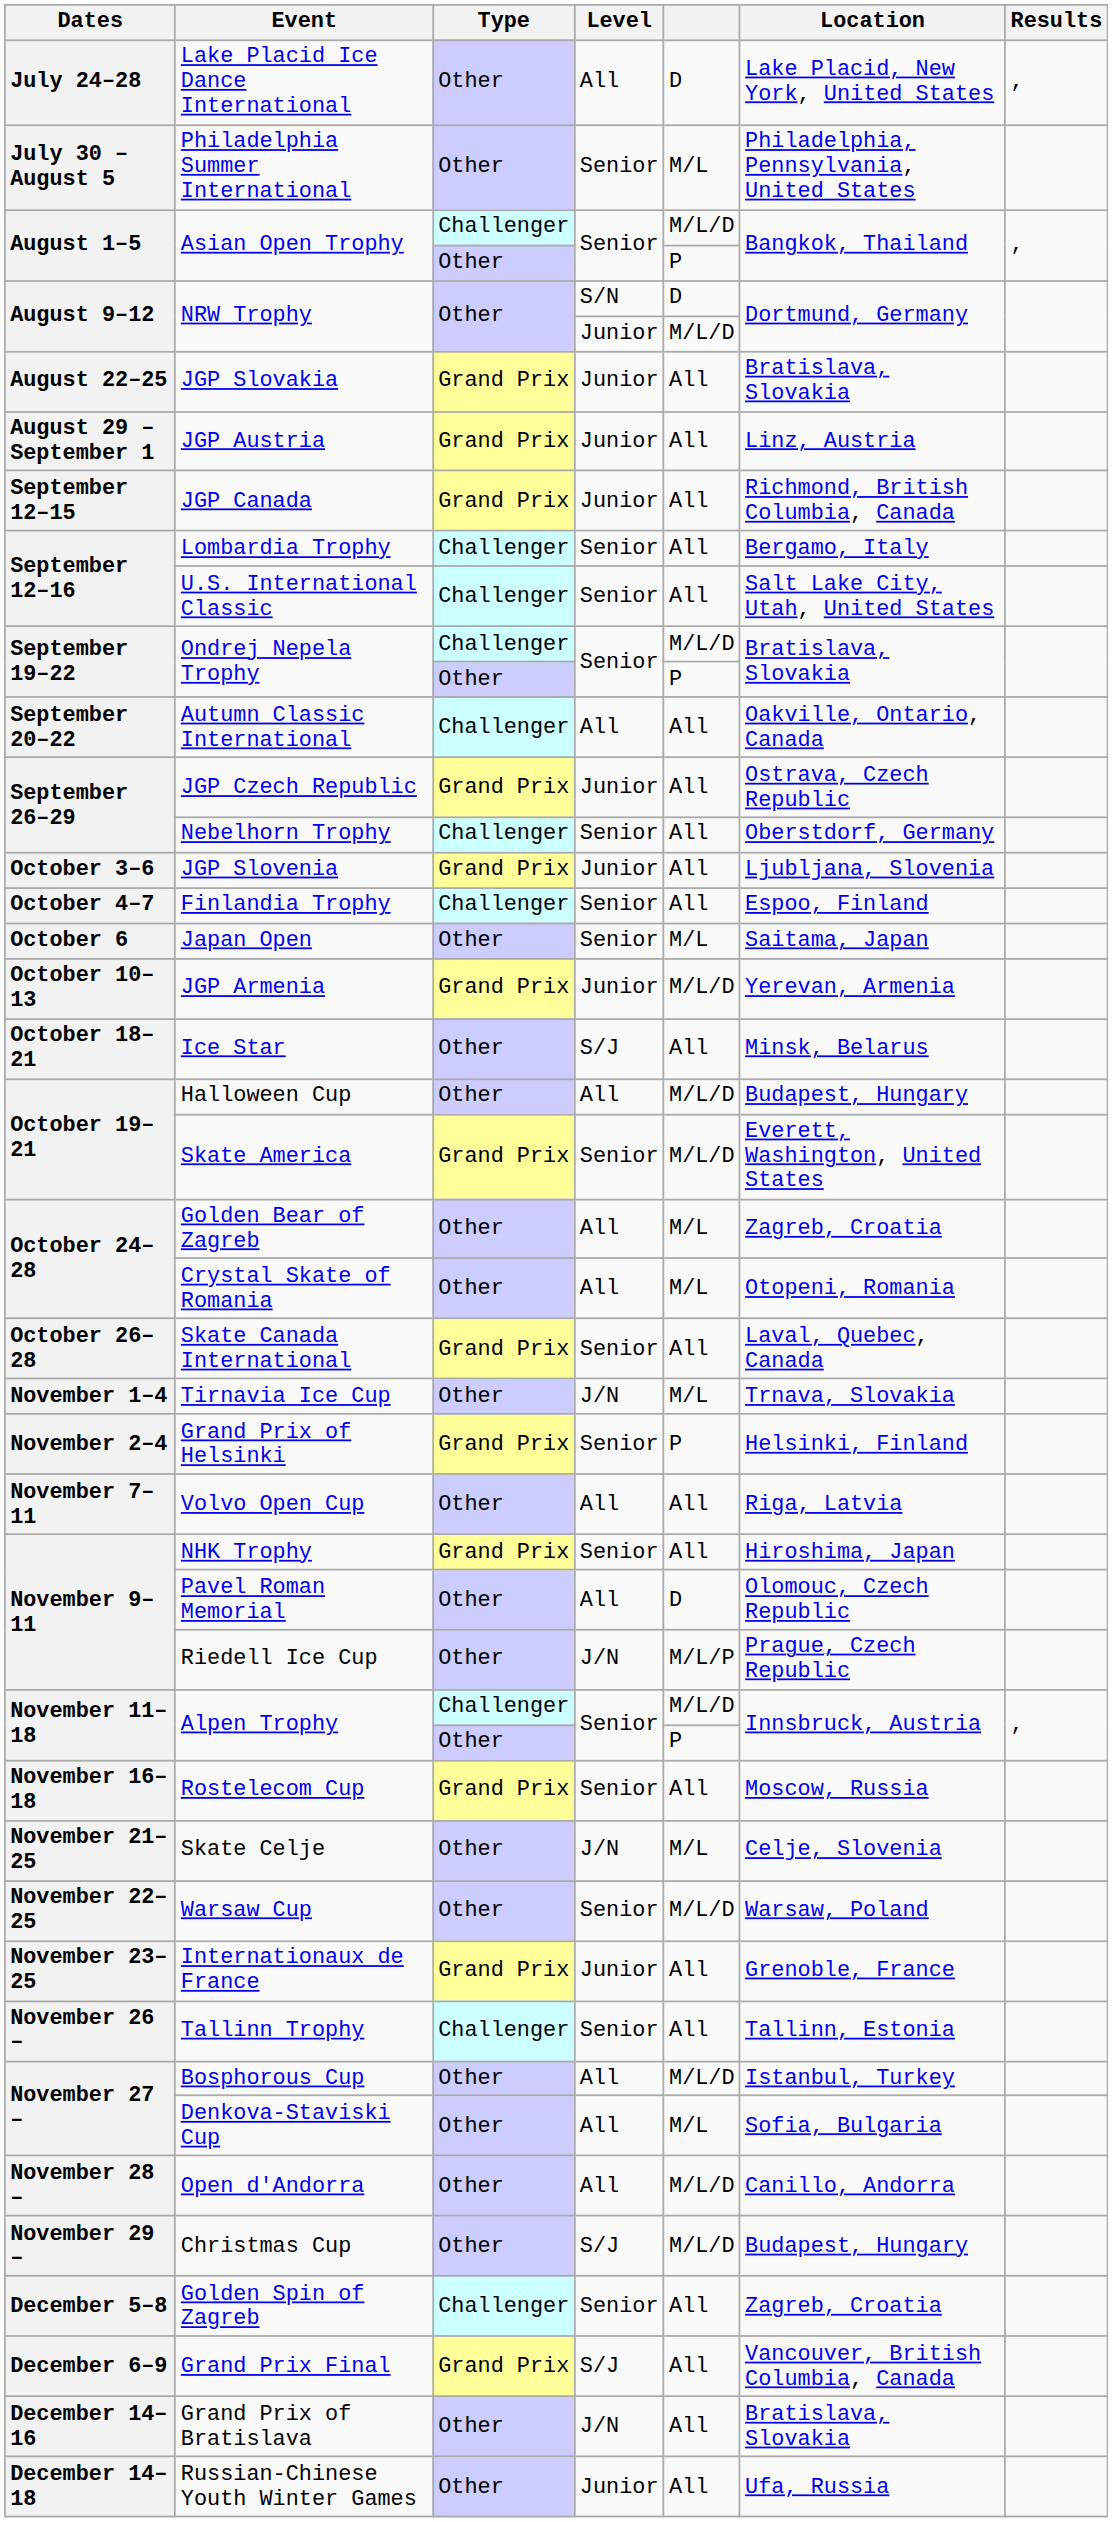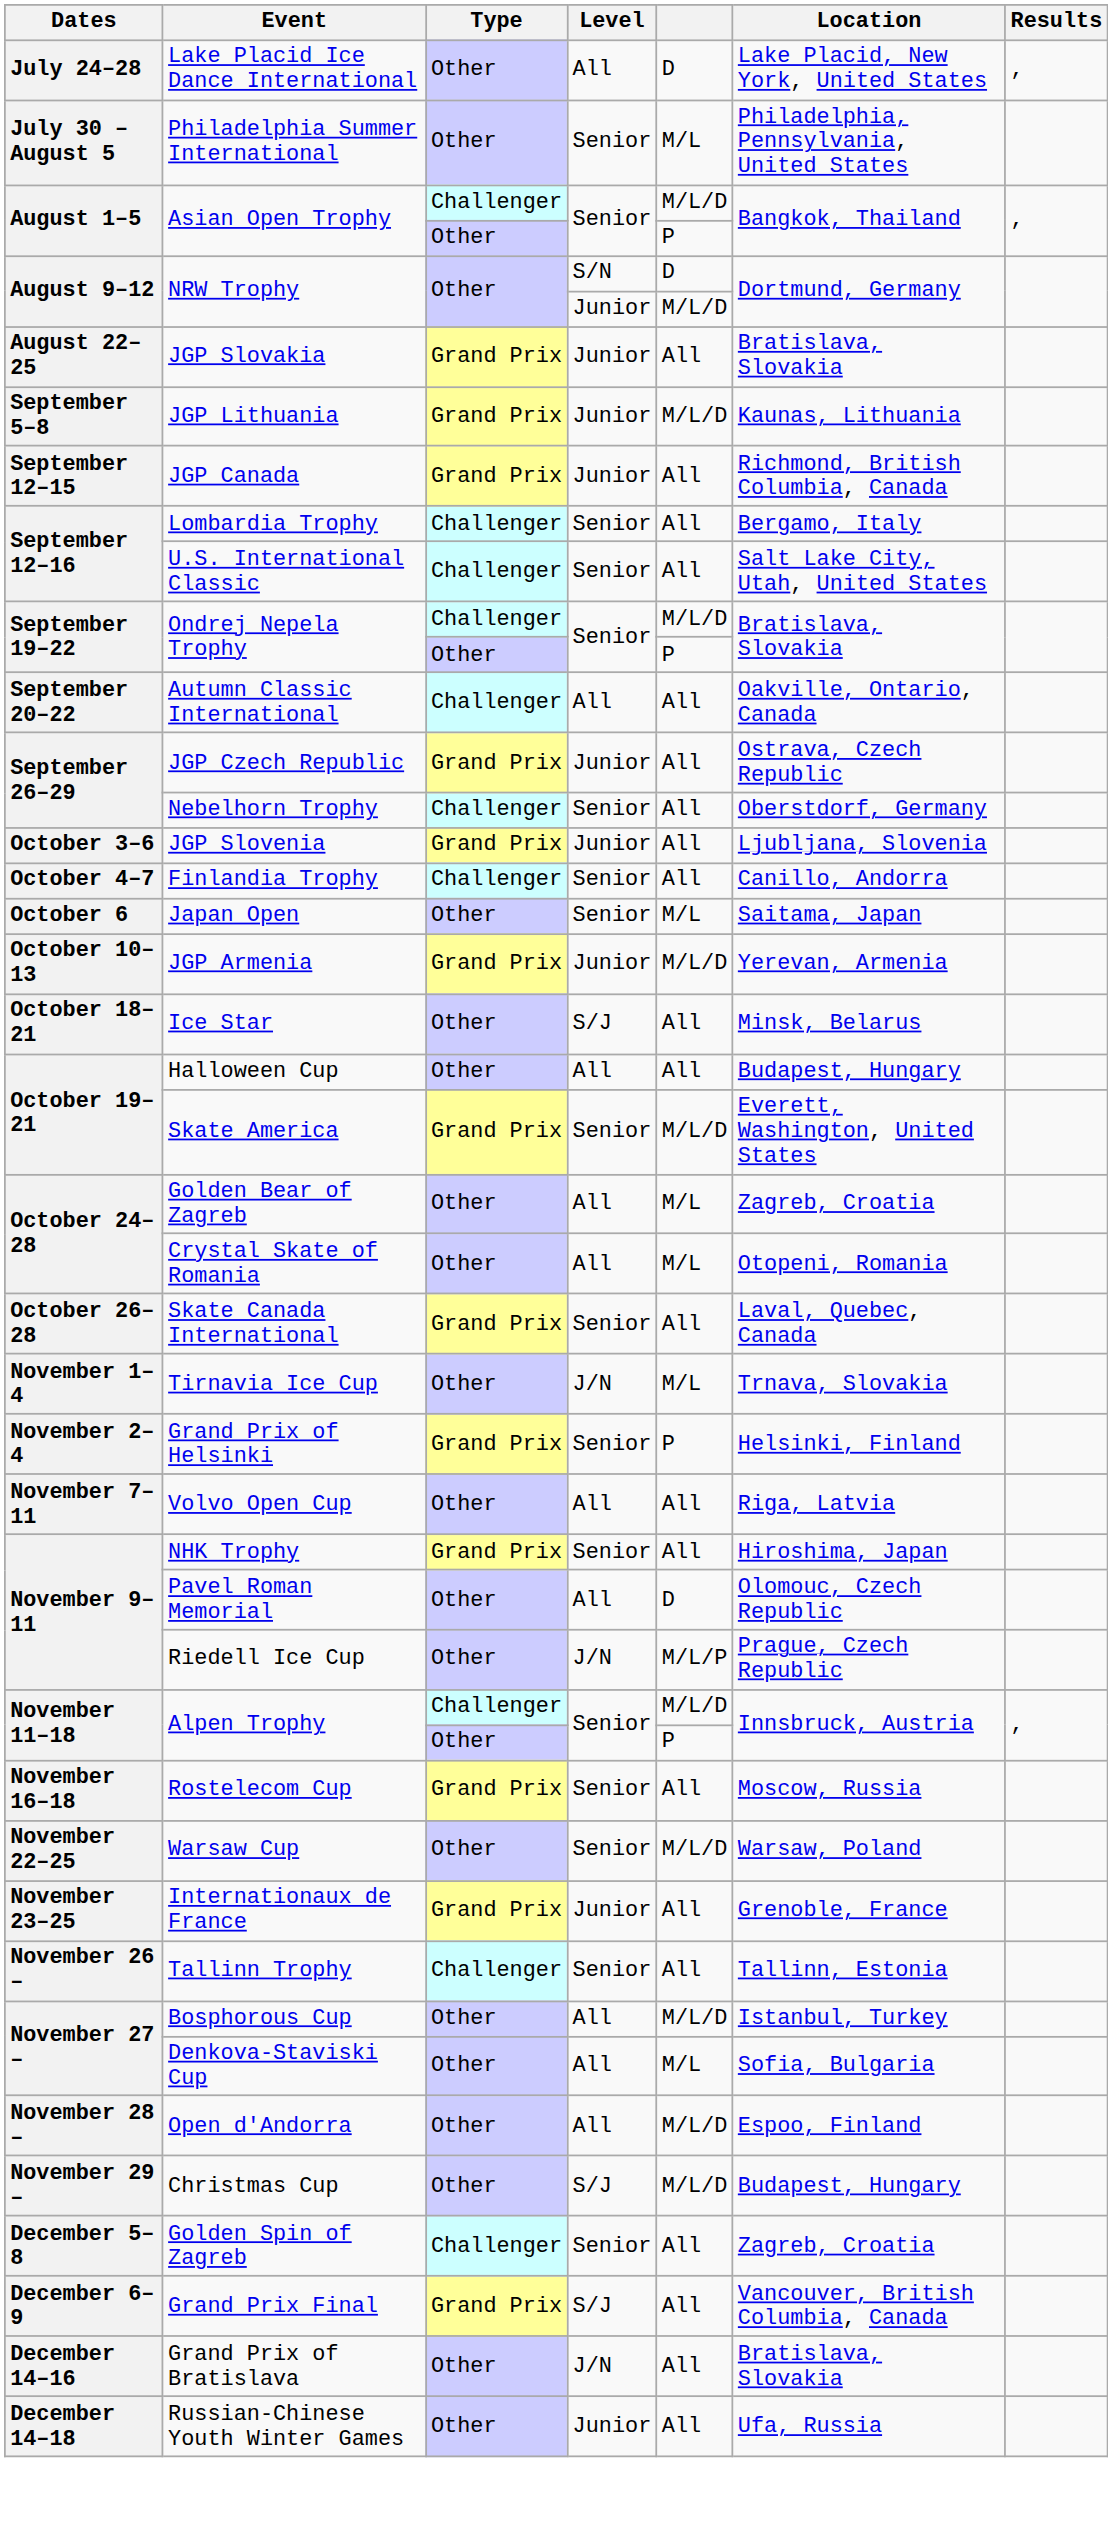- row: (253, 441)
+ row: (253, 417)
(837, 906) Espoo, Finland -> (843, 881) Canillo, Andorra
(702, 1097) M/L/D -> (681, 1072) All
- row: (253, 1851)
(850, 2186) Canillo, Andorra -> (830, 2126) Espoo, Finland
